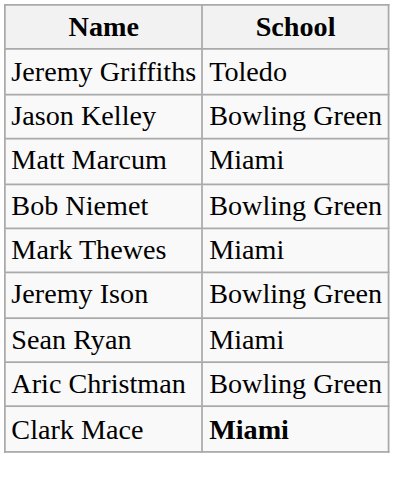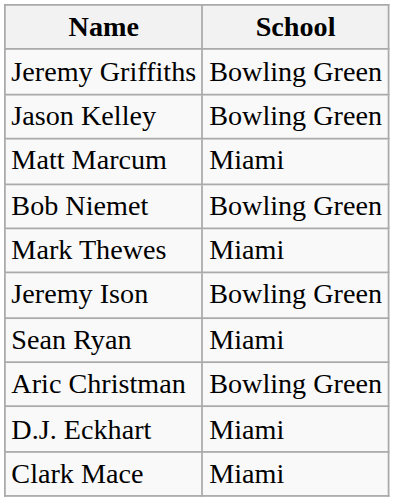(248, 71) Toledo -> (296, 71) Bowling Green
+ row: (81, 428)
(249, 428) bold -> (247, 473) normal
